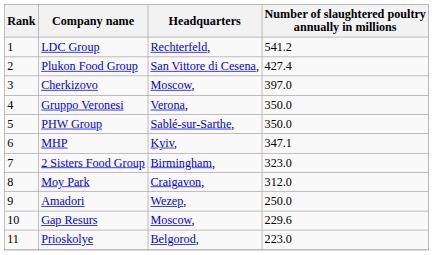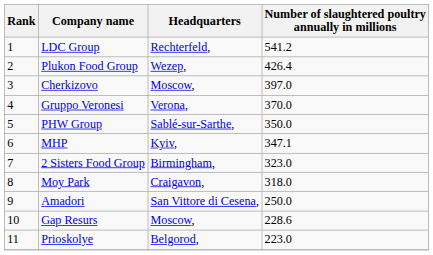(205, 66) San Vittore di Cesena, -> (168, 66) Wezep,
(278, 66) 427.4 -> (278, 66) 426.4
(278, 104) 350.0 -> (278, 104) 370.0
(278, 182) 312.0 -> (278, 182) 318.0
(168, 201) Wezep, -> (205, 201) San Vittore di Cesena,
(278, 220) 229.6 -> (278, 220) 228.6
